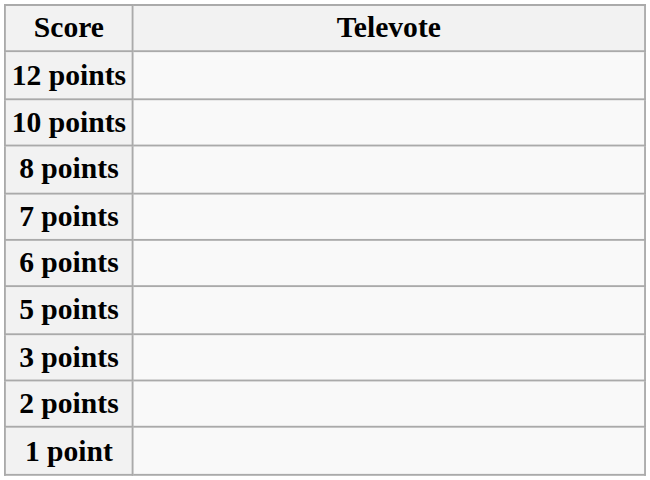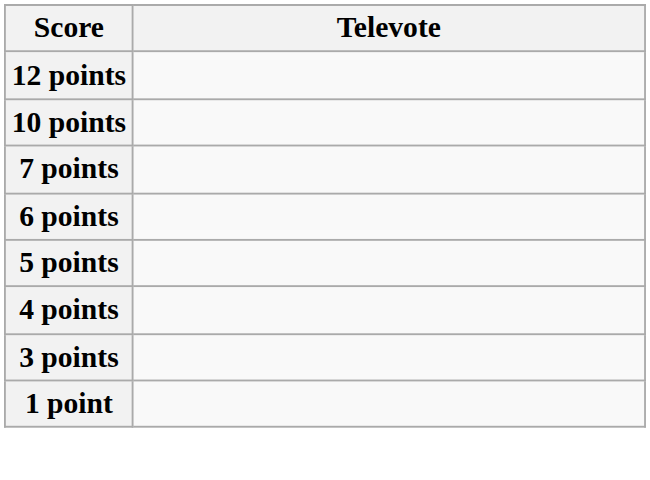- row: (69, 168)
+ row: (69, 309)
- row: (69, 403)
